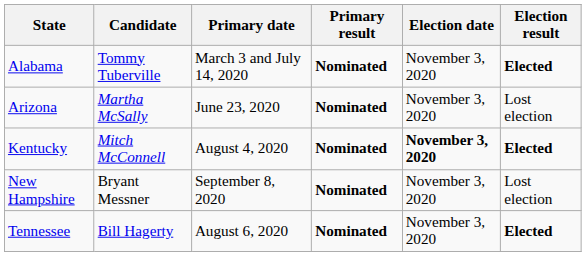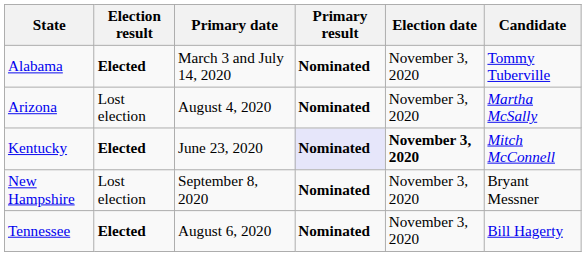columns swapped: (143, 25) <-> (541, 25)
(237, 107) June 23, 2020 -> (225, 107) August 4, 2020
(242, 148) August 4, 2020 -> (220, 148) June 23, 2020
(351, 148) no background -> (334, 148) lavender background
